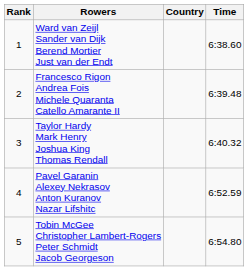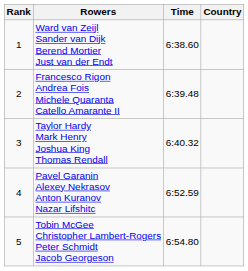columns swapped: (185, 12) <-> (225, 12)
